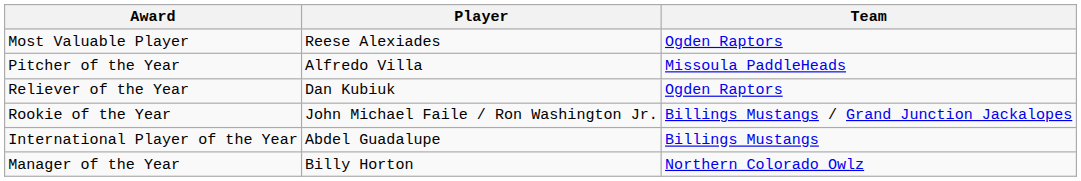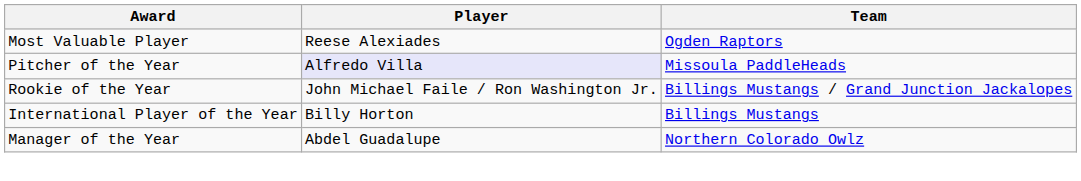(364, 66) no background -> (364, 66) lavender background
- row: (99, 91)
(373, 140) Abdel Guadalupe -> (359, 115) Billy Horton
(359, 164) Billy Horton -> (373, 140) Abdel Guadalupe
